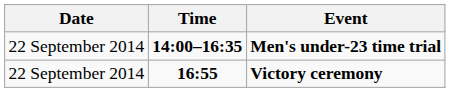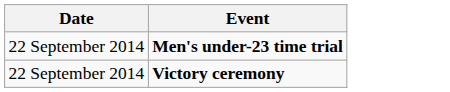- column: (197, 18)
